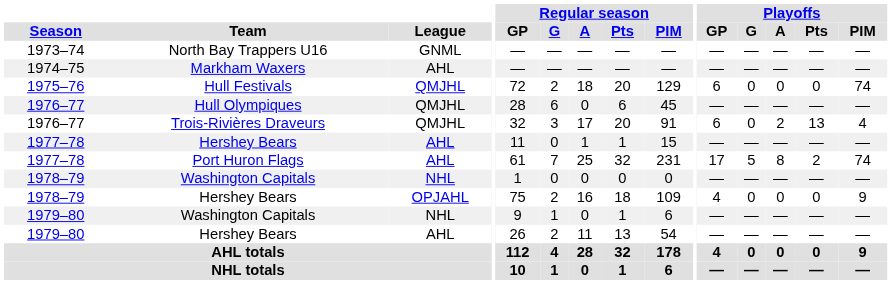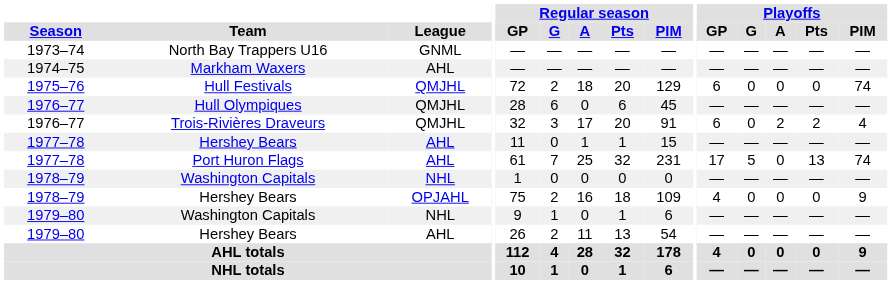(816, 123) 13 -> (816, 123) 2
(780, 160) 8 -> (780, 160) 0
(816, 160) 2 -> (816, 160) 13
